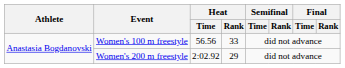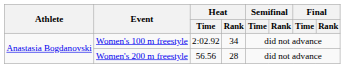(206, 41) 56.56 -> (206, 41) 2:02.92
(234, 41) 33 -> (234, 41) 34
(206, 56) 2:02.92 -> (206, 56) 56.56
(234, 56) 29 -> (234, 56) 28
